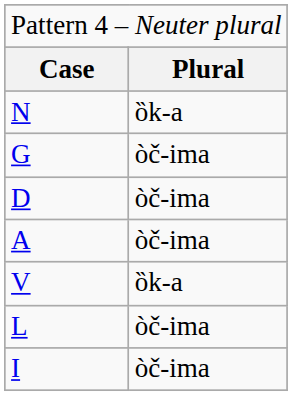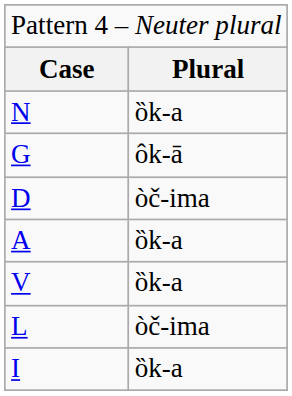(172, 154) òč-ima -> (159, 154) ôk-ā
(172, 240) òč-ima -> (159, 240) ȍk-a
(172, 369) òč-ima -> (159, 369) ȍk-a
